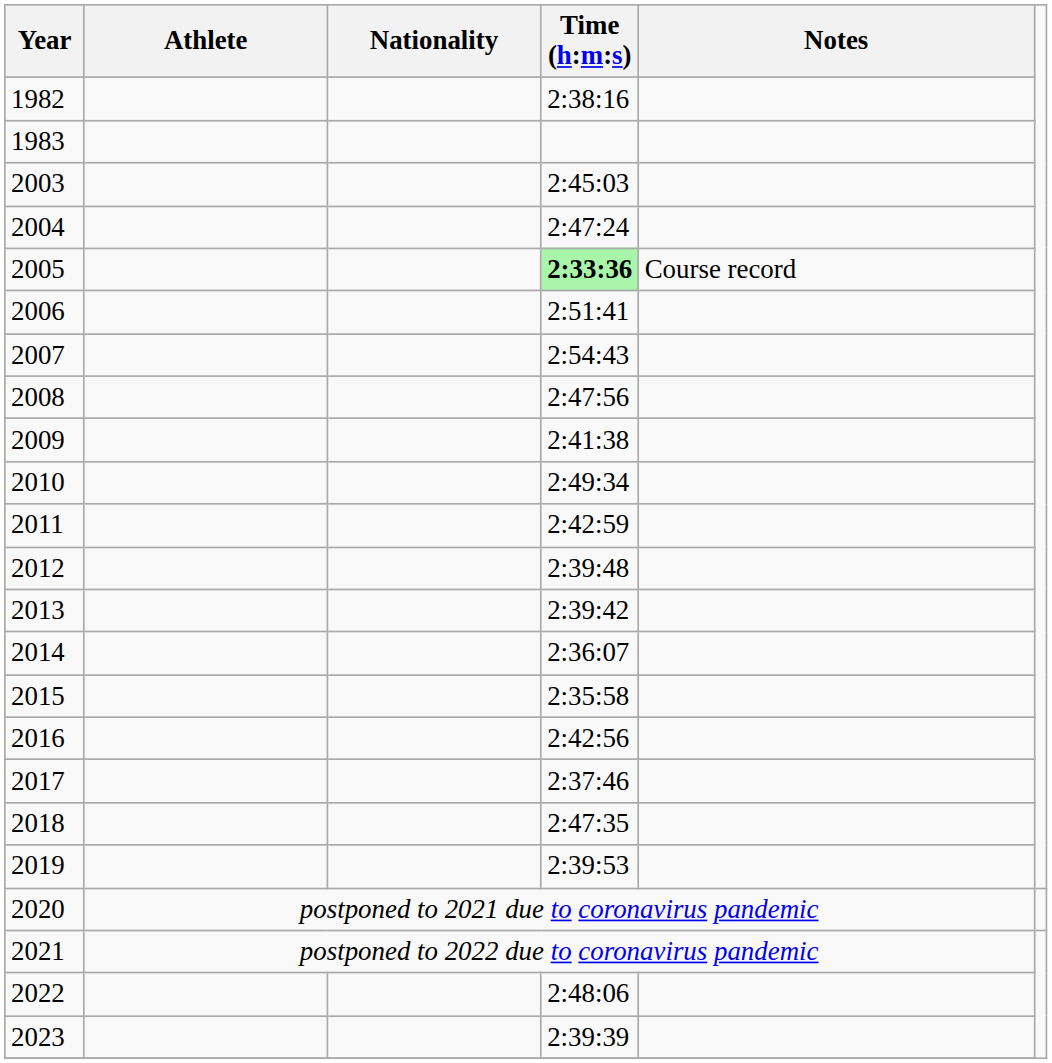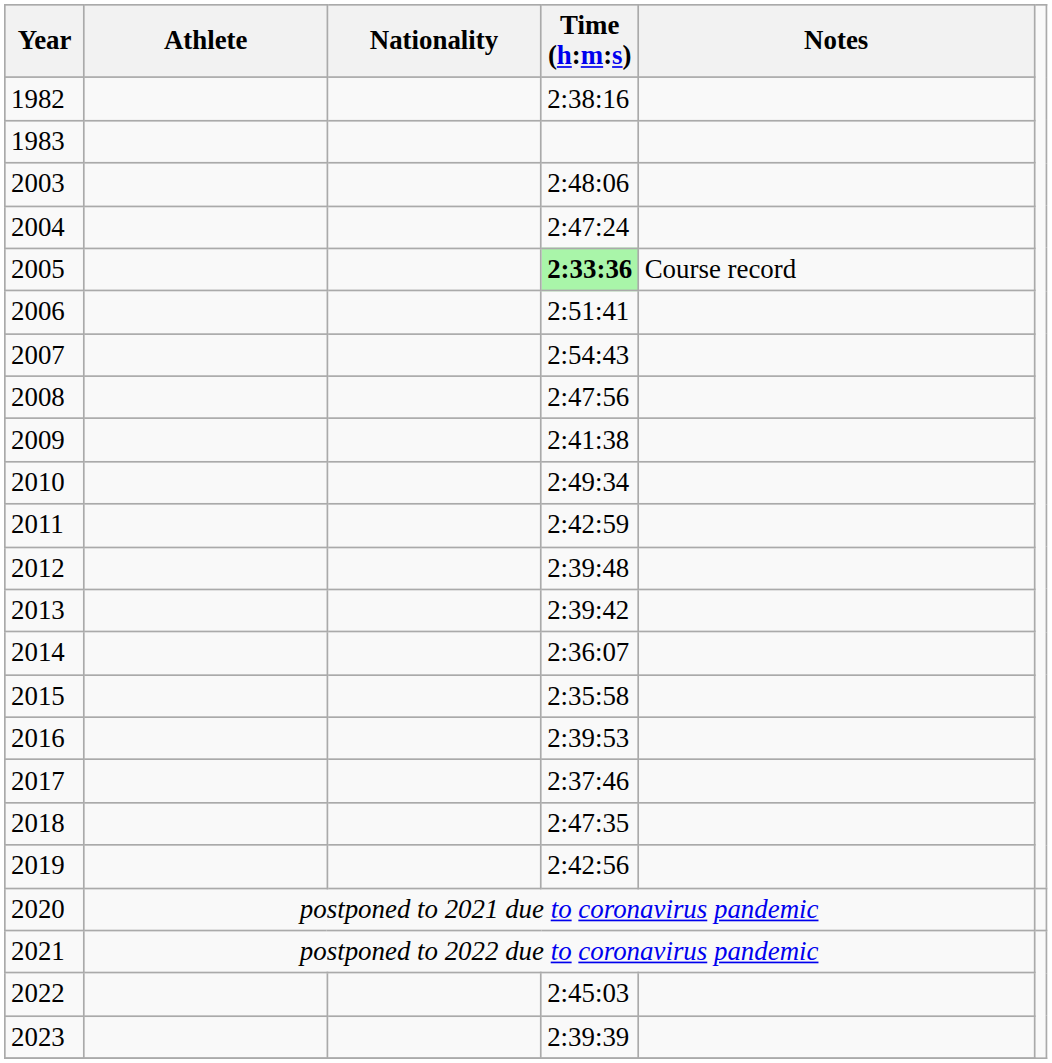(588, 183) 2:45:03 -> (588, 183) 2:48:06
(588, 738) 2:42:56 -> (588, 738) 2:39:53
(588, 866) 2:39:53 -> (588, 866) 2:42:56
(588, 993) 2:48:06 -> (588, 993) 2:45:03
